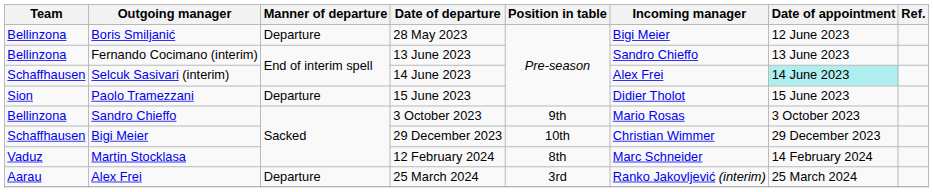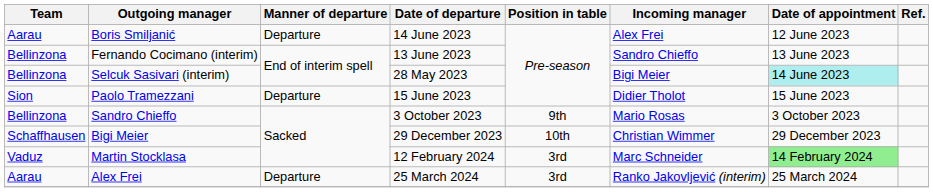(37, 34) Bellinzona -> (24, 34) Aarau
(430, 34) 28 May 2023 -> (432, 34) 14 June 2023
(641, 34) Bigi Meier -> (638, 34) Alex Frei
(46, 75) Schaffhausen -> (37, 75) Bellinzona
(432, 75) 14 June 2023 -> (430, 75) 28 May 2023
(638, 75) Alex Frei -> (641, 75) Bigi Meier
(558, 156) 8th -> (558, 156) 3rd
(822, 156) no background -> (822, 156) lightgreen background
